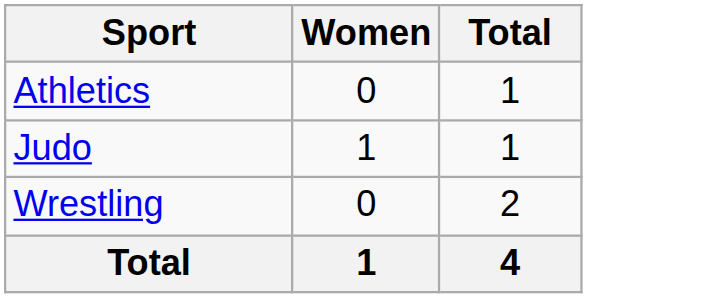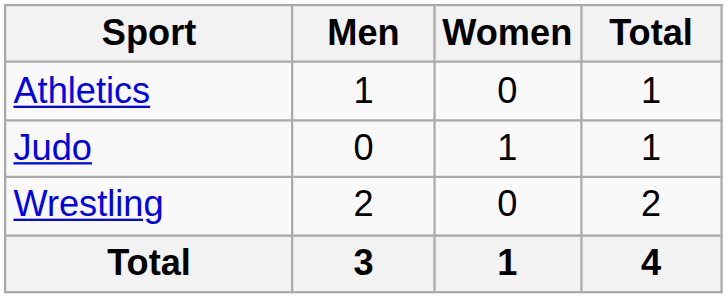+ column: (363, 33)
